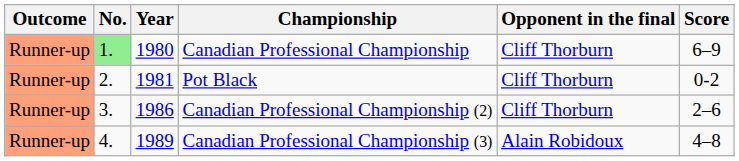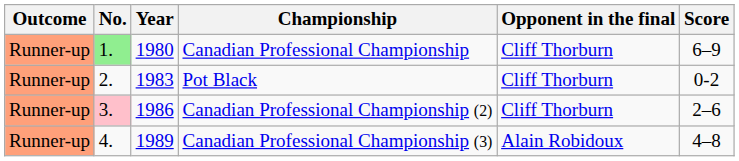(155, 79) 1981 -> (155, 79) 1983
(106, 110) no background -> (106, 110) pink background
